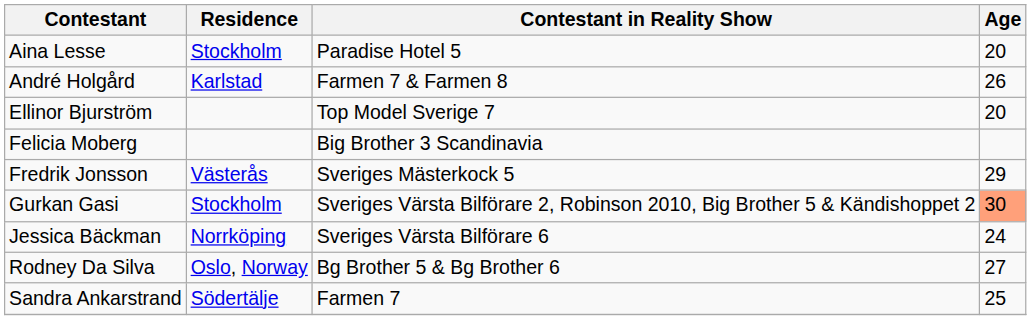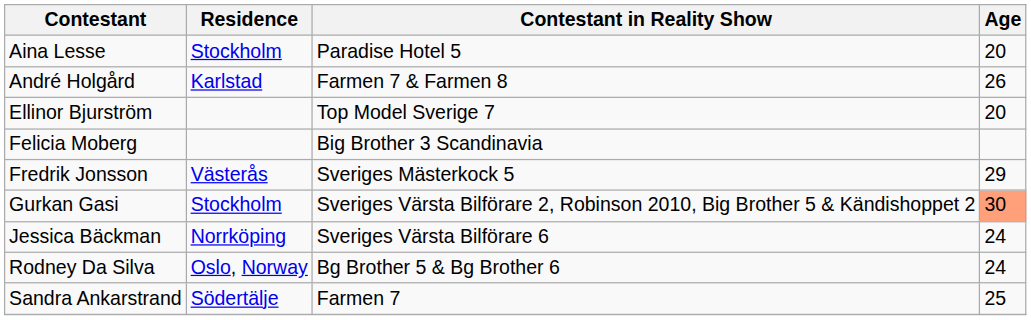(995, 267) 27 -> (995, 267) 24
